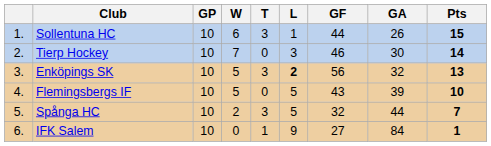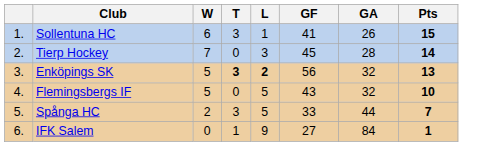- column: (207, 14)
(338, 33) 44 -> (309, 33) 41
(338, 53) 46 -> (309, 53) 45
(397, 53) 30 -> (369, 53) 28
(265, 72) normal -> (236, 72) bold
(397, 92) 39 -> (369, 92) 32
(338, 111) 32 -> (309, 111) 33
